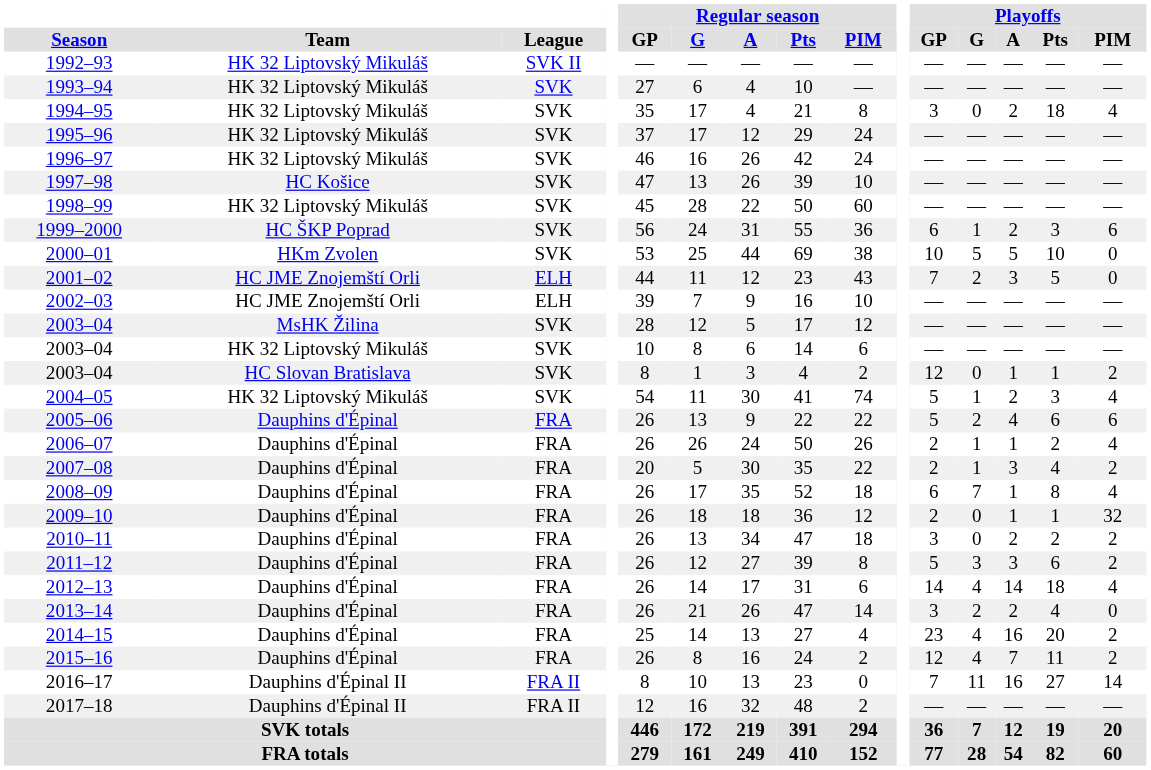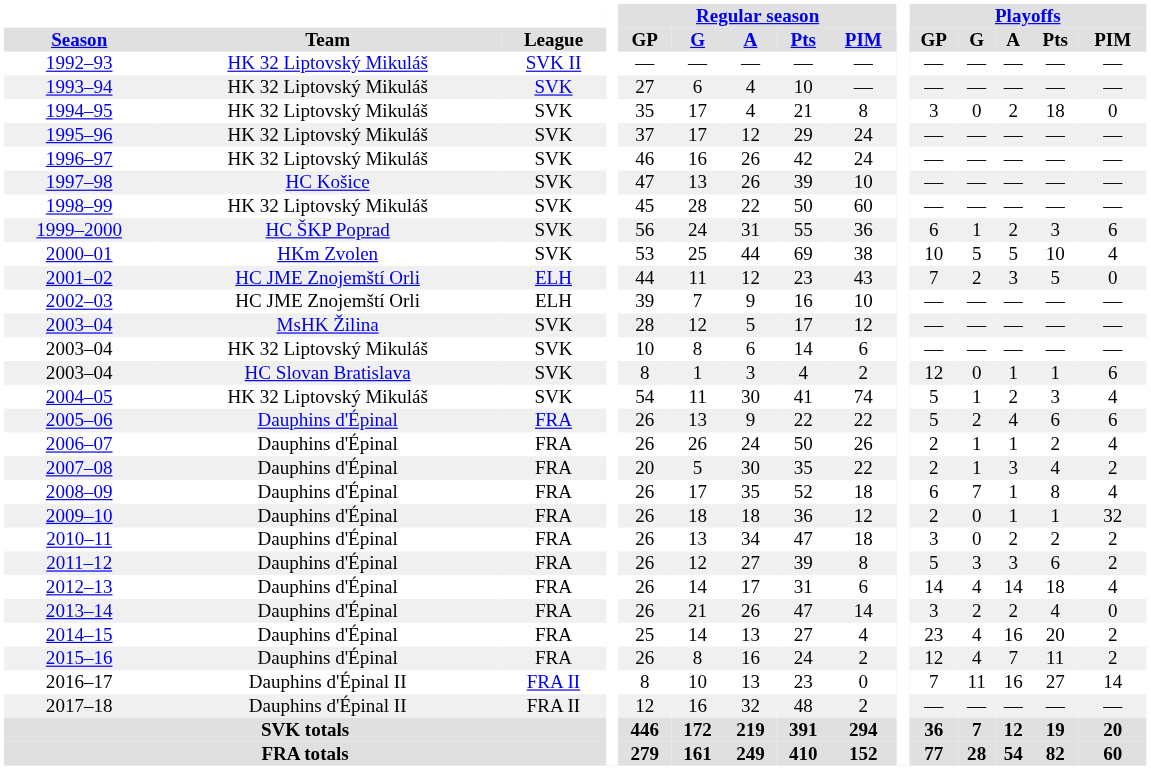(1113, 111) 4 -> (1113, 111) 0
(1113, 253) 0 -> (1113, 253) 4
(1113, 372) 2 -> (1113, 372) 6
